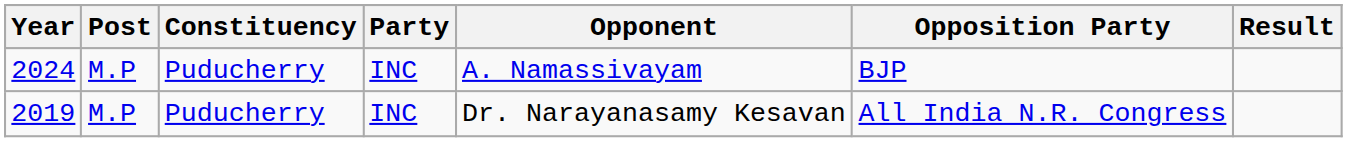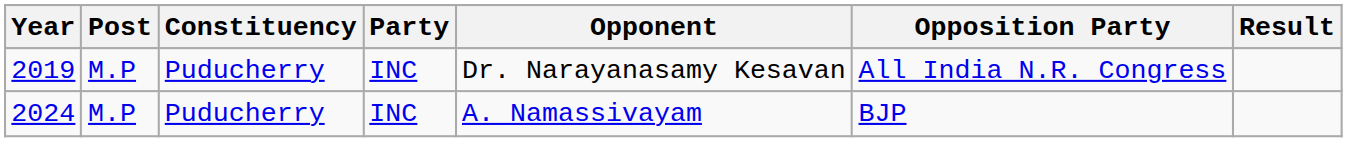rows swapped: (43, 114) <-> (43, 70)
